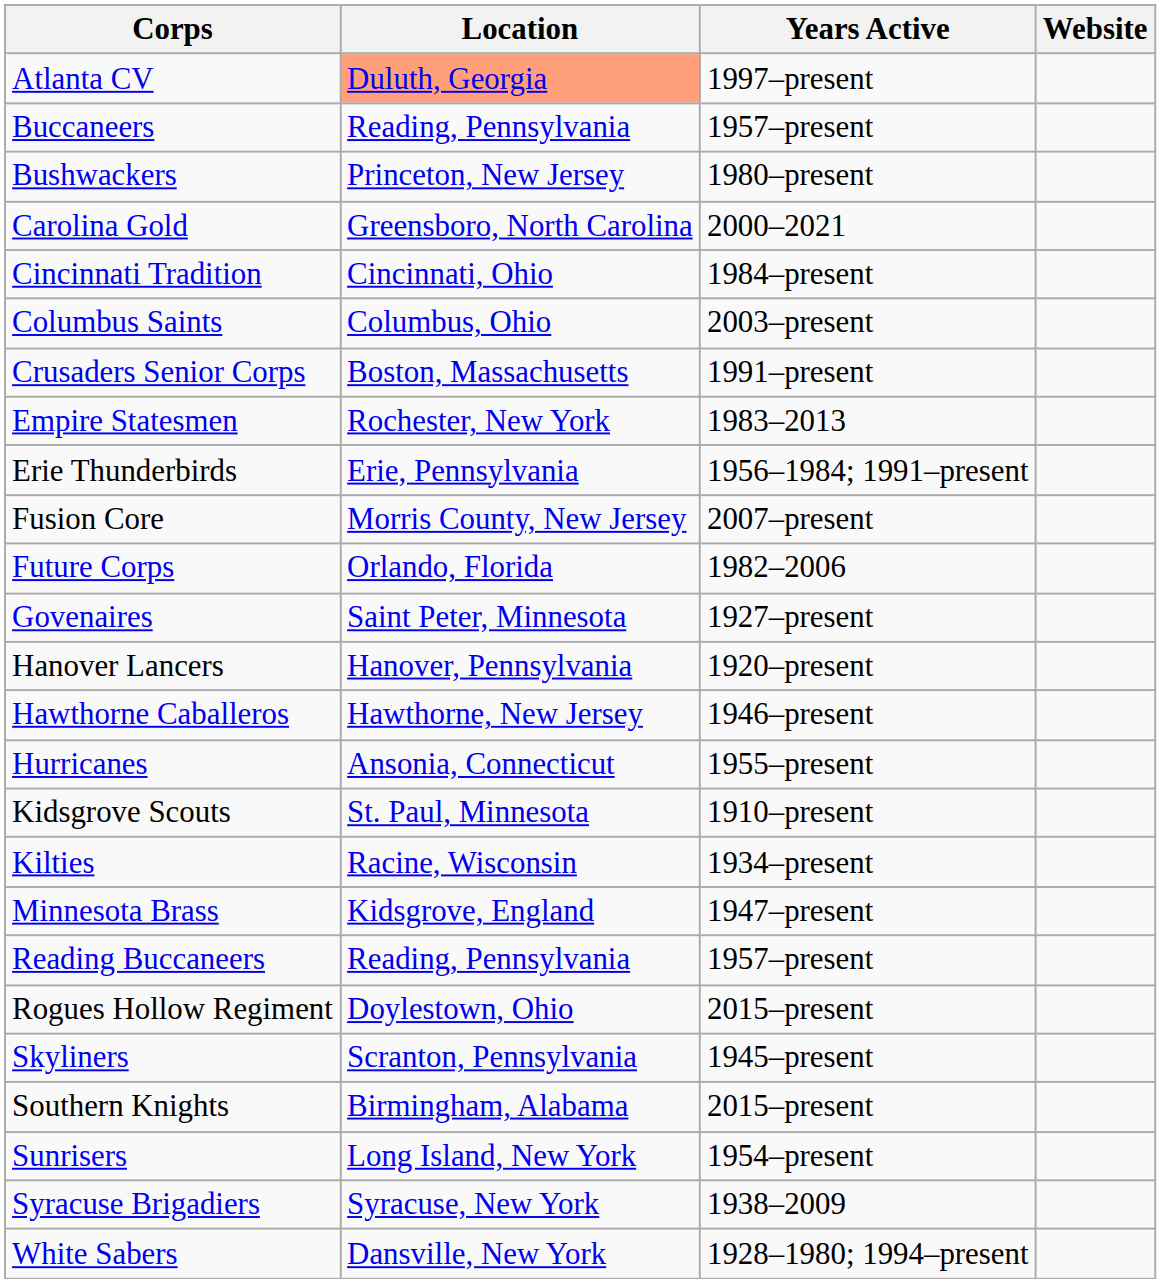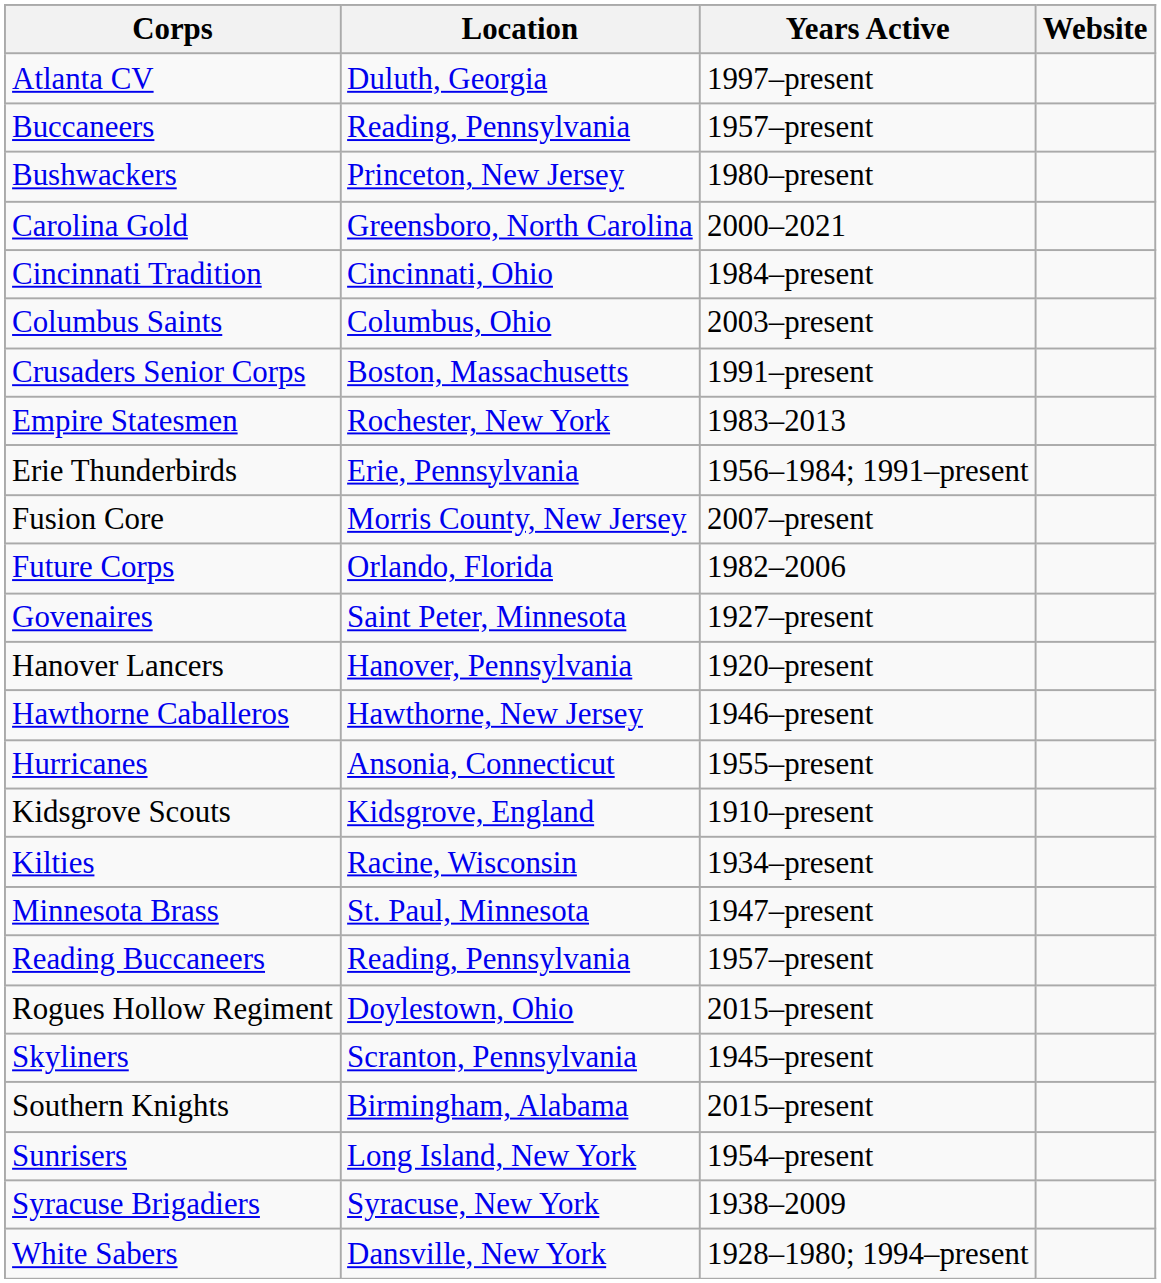(447, 77) lightsalmon background -> (447, 77) no background
(468, 812) St. Paul, Minnesota -> (471, 812) Kidsgrove, England
(471, 910) Kidsgrove, England -> (468, 910) St. Paul, Minnesota
